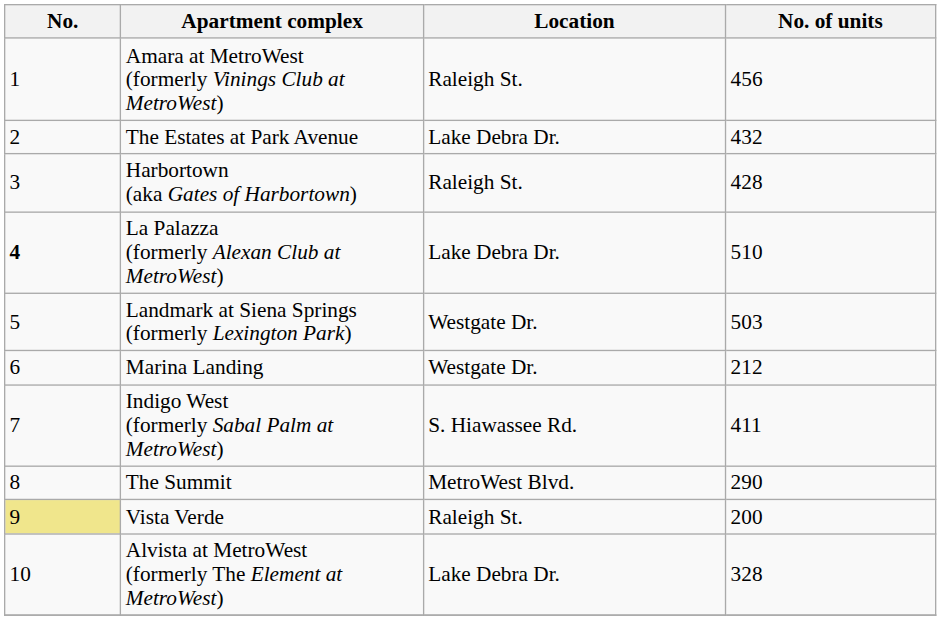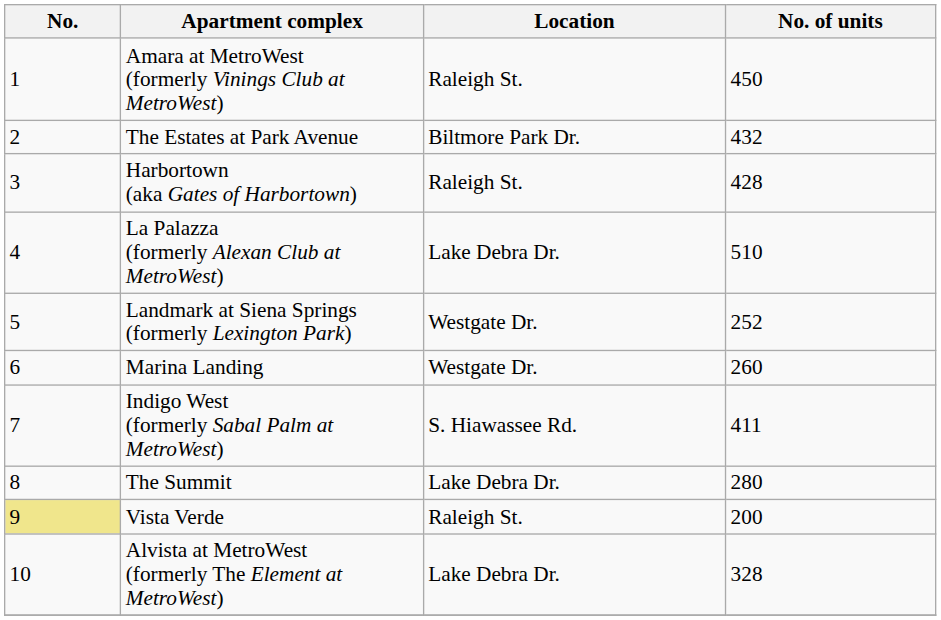(747, 79) 456 -> (747, 79) 450
(494, 136) Lake Debra Dr. -> (504, 136) Biltmore Park Dr.
(15, 252) bold -> (15, 252) normal
(747, 321) 503 -> (747, 321) 252
(747, 367) 212 -> (747, 367) 260
(501, 482) MetroWest Blvd. -> (494, 482) Lake Debra Dr.
(747, 482) 290 -> (747, 482) 280
